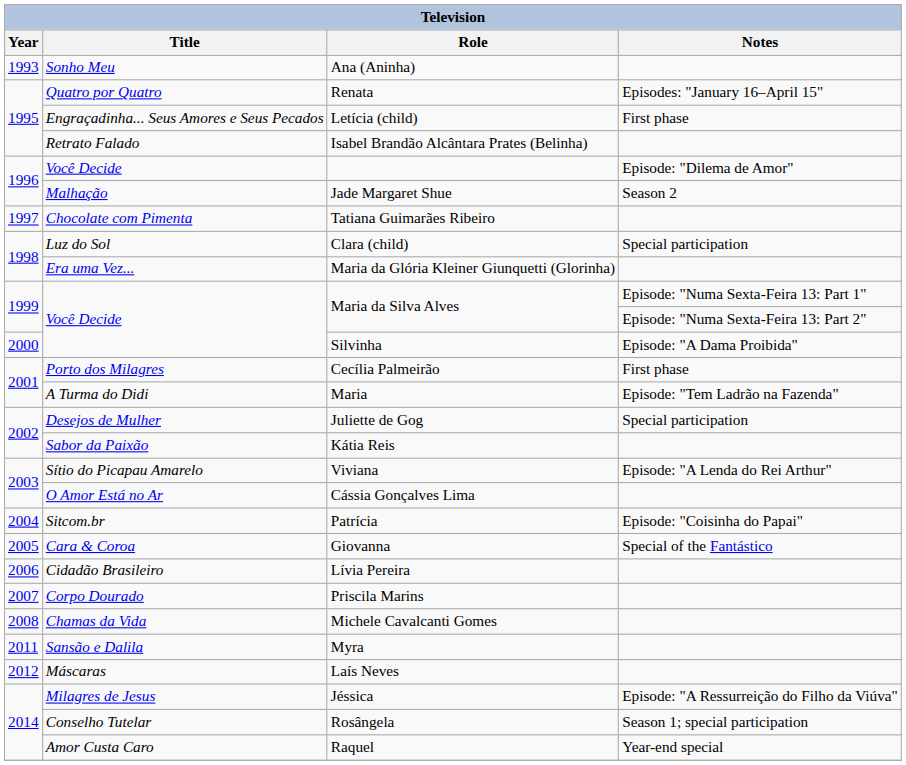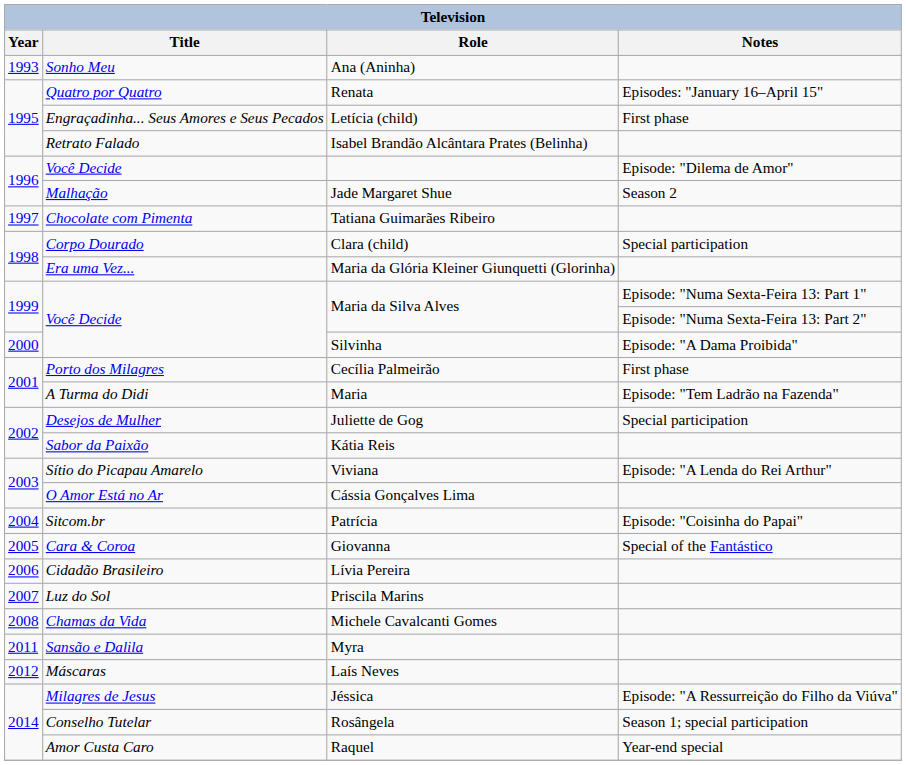(78, 244) Luz do Sol -> (95, 244) Corpo Dourado
(95, 596) Corpo Dourado -> (78, 596) Luz do Sol
